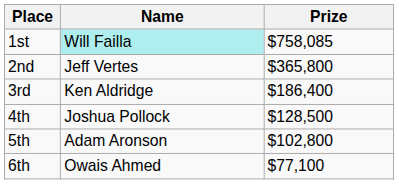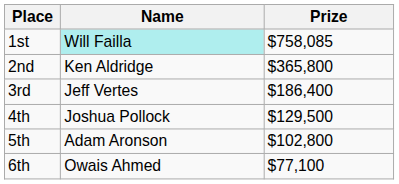(101, 66) Jeff Vertes -> (109, 66) Ken Aldridge
(109, 91) Ken Aldridge -> (101, 91) Jeff Vertes
(300, 116) $128,500 -> (300, 116) $129,500
